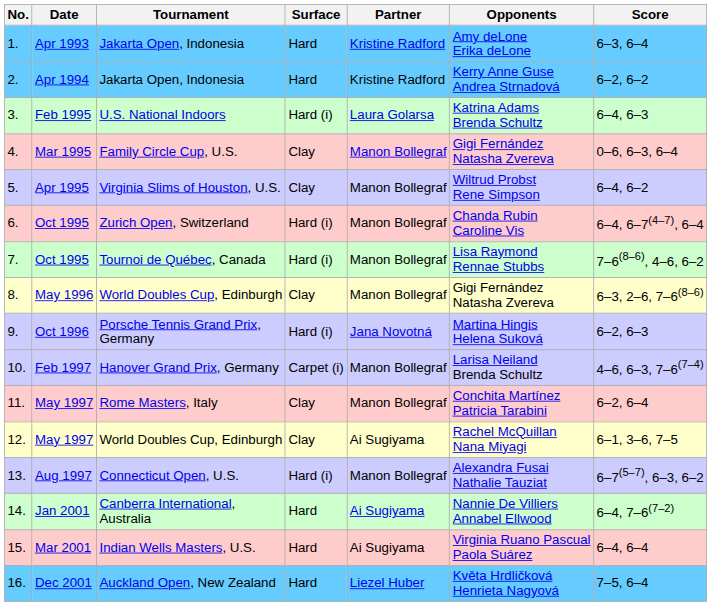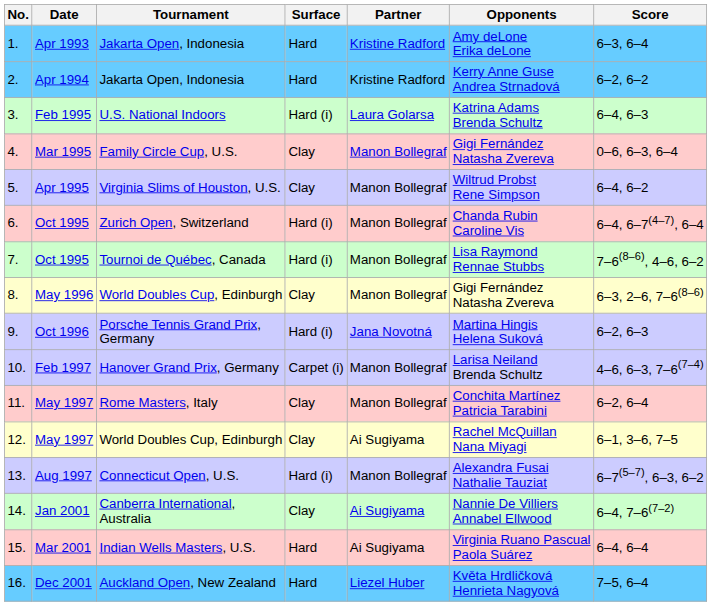(303, 511) Hard -> (302, 511) Clay
